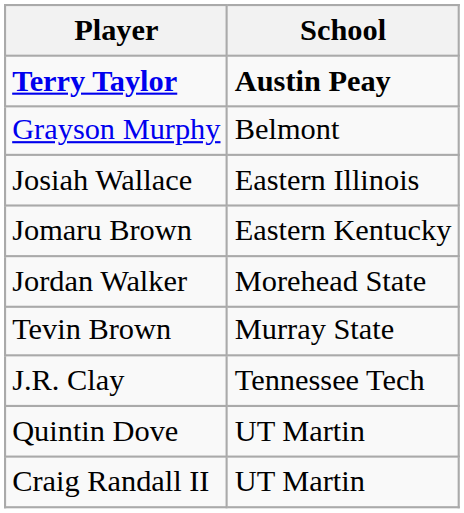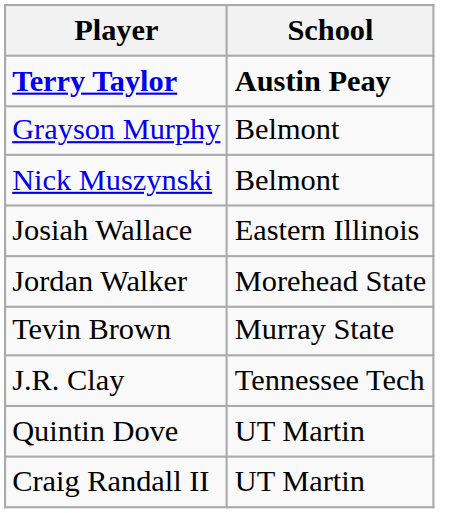+ row: (112, 180)
- row: (102, 230)
